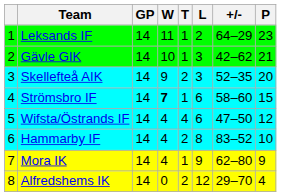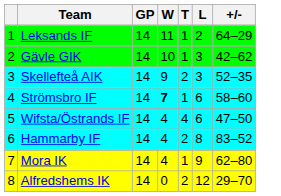- column: (266, 14)
